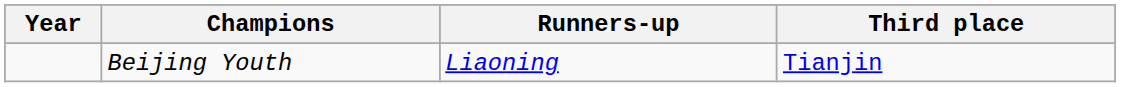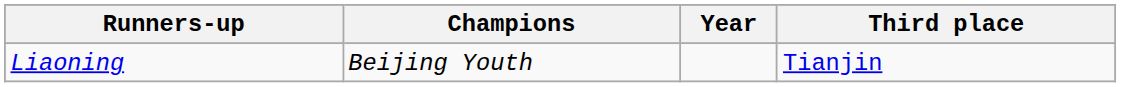columns swapped: (53, 24) <-> (608, 24)
